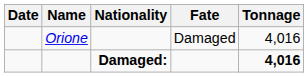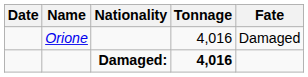columns swapped: (271, 15) <-> (205, 15)
